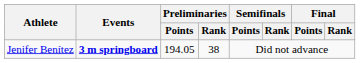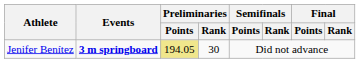(179, 49) no background -> (179, 49) khaki background
(214, 49) 38 -> (214, 49) 30
